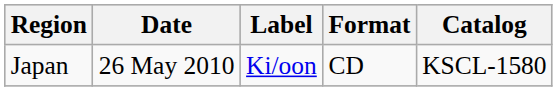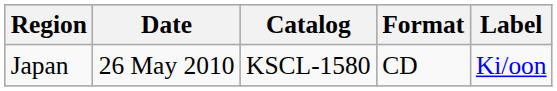columns swapped: (281, 24) <-> (484, 24)
